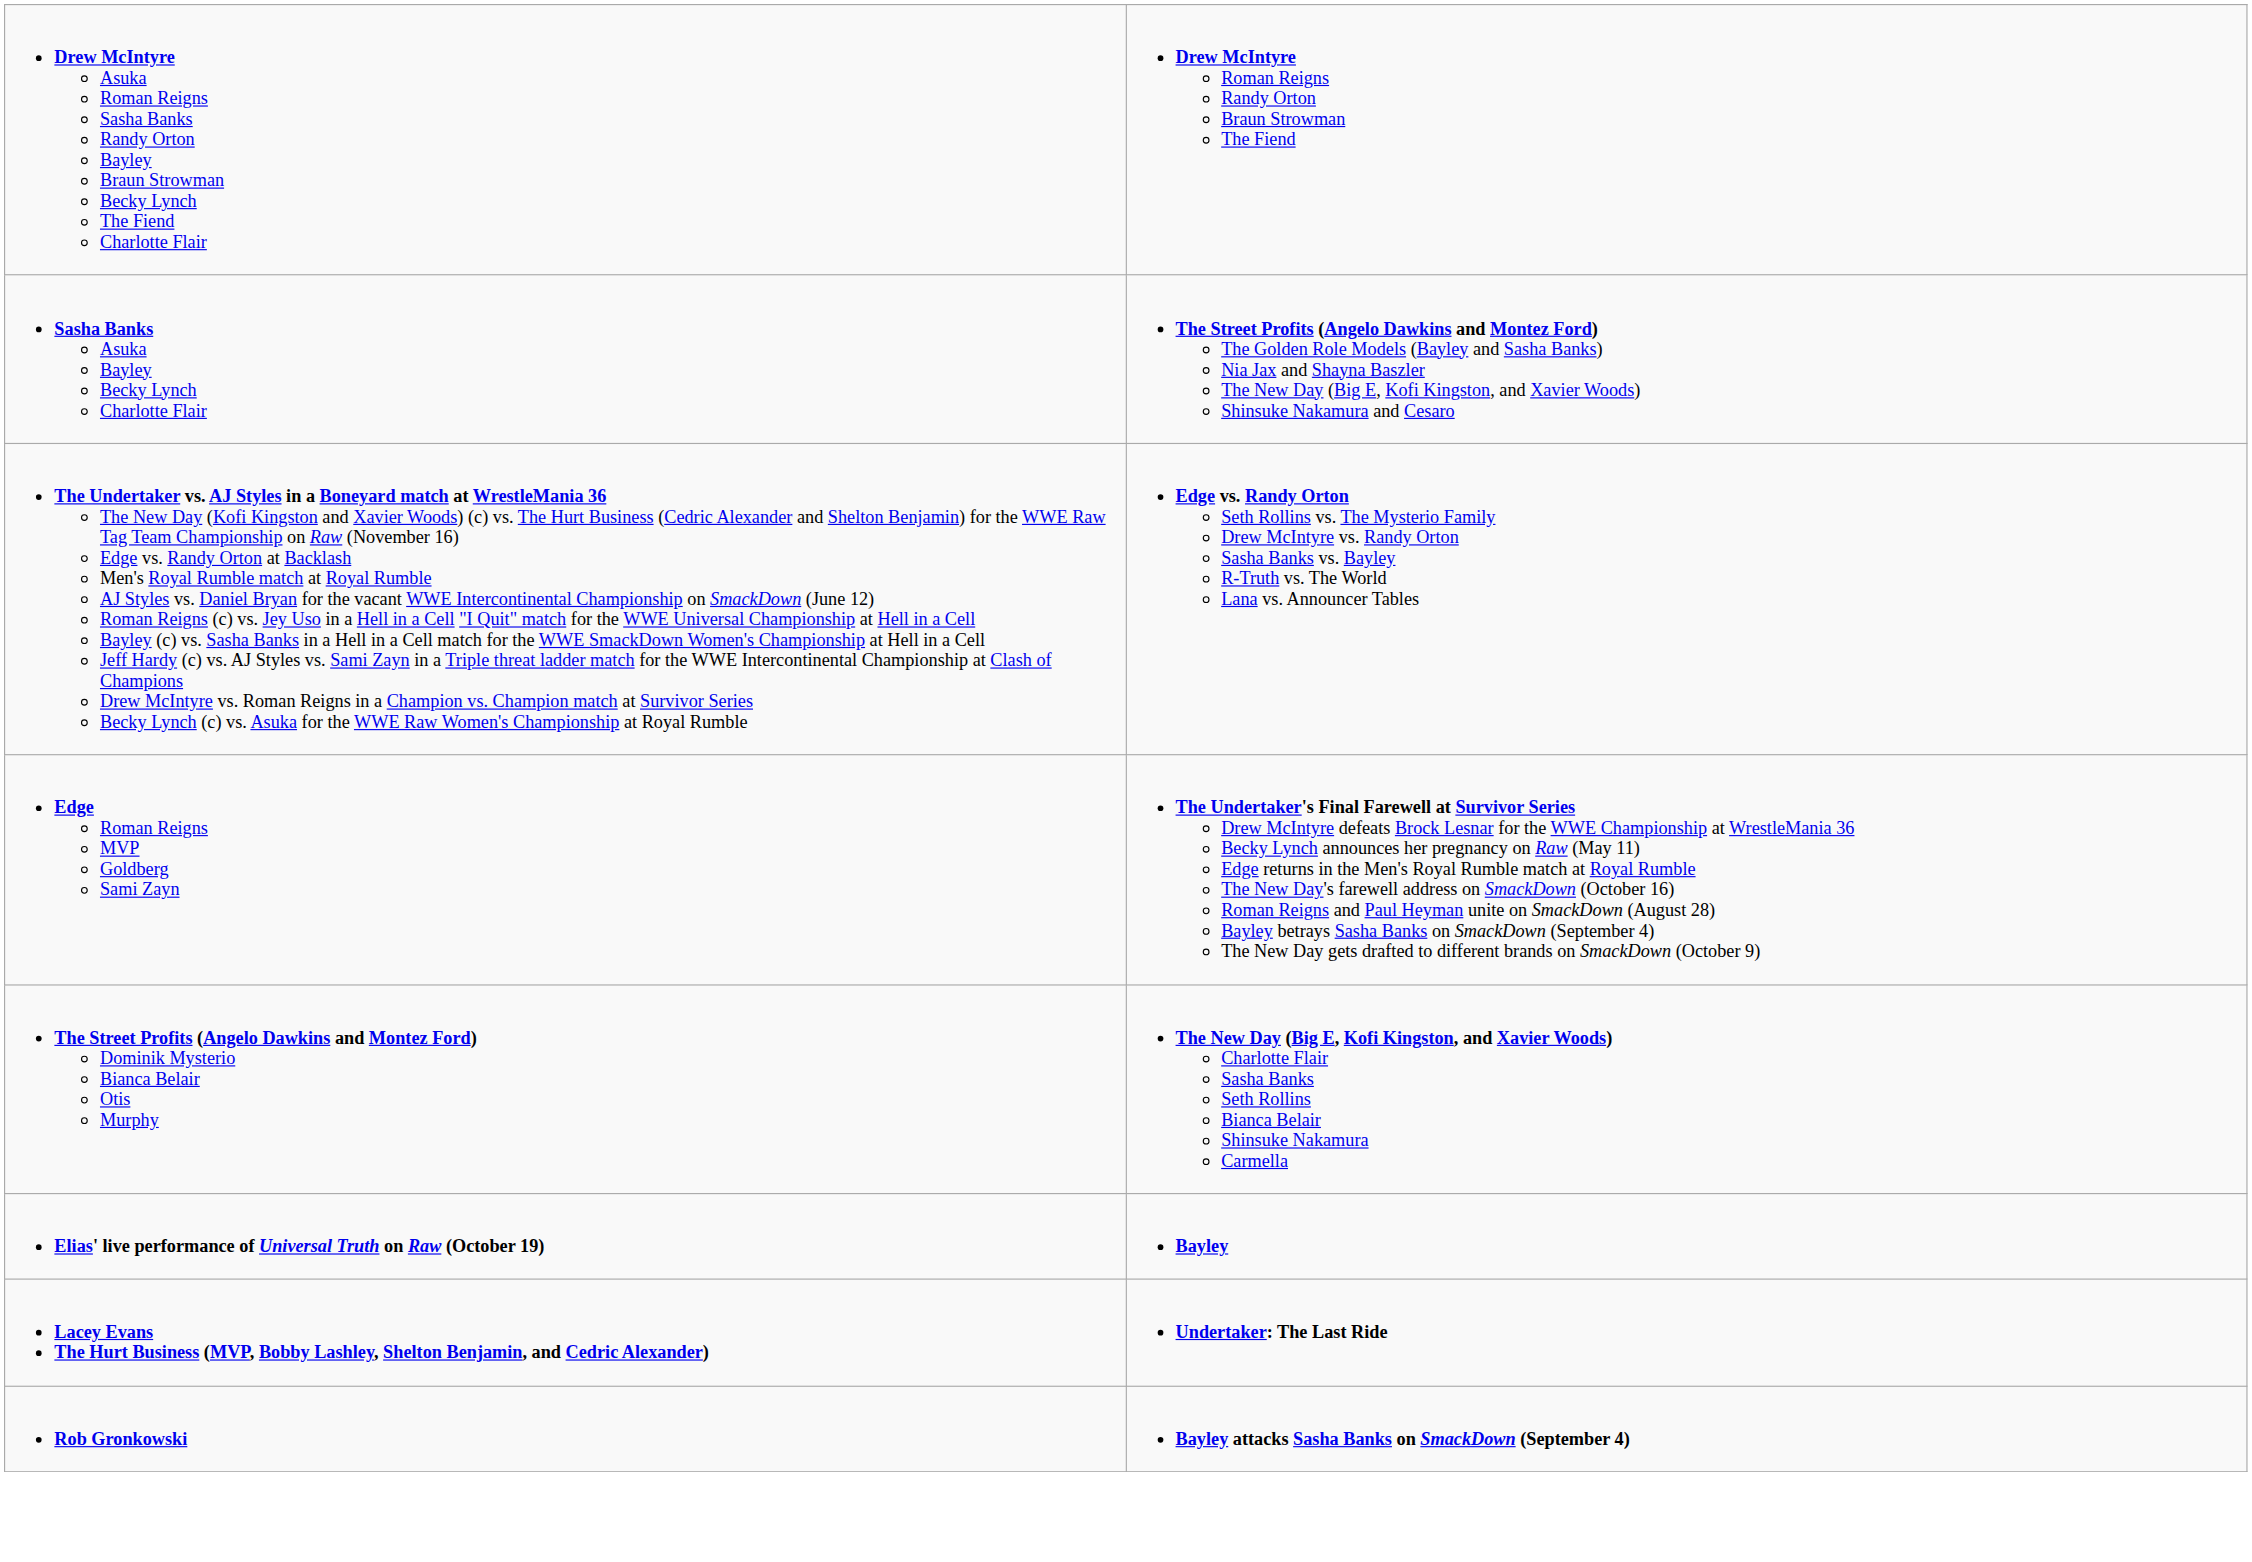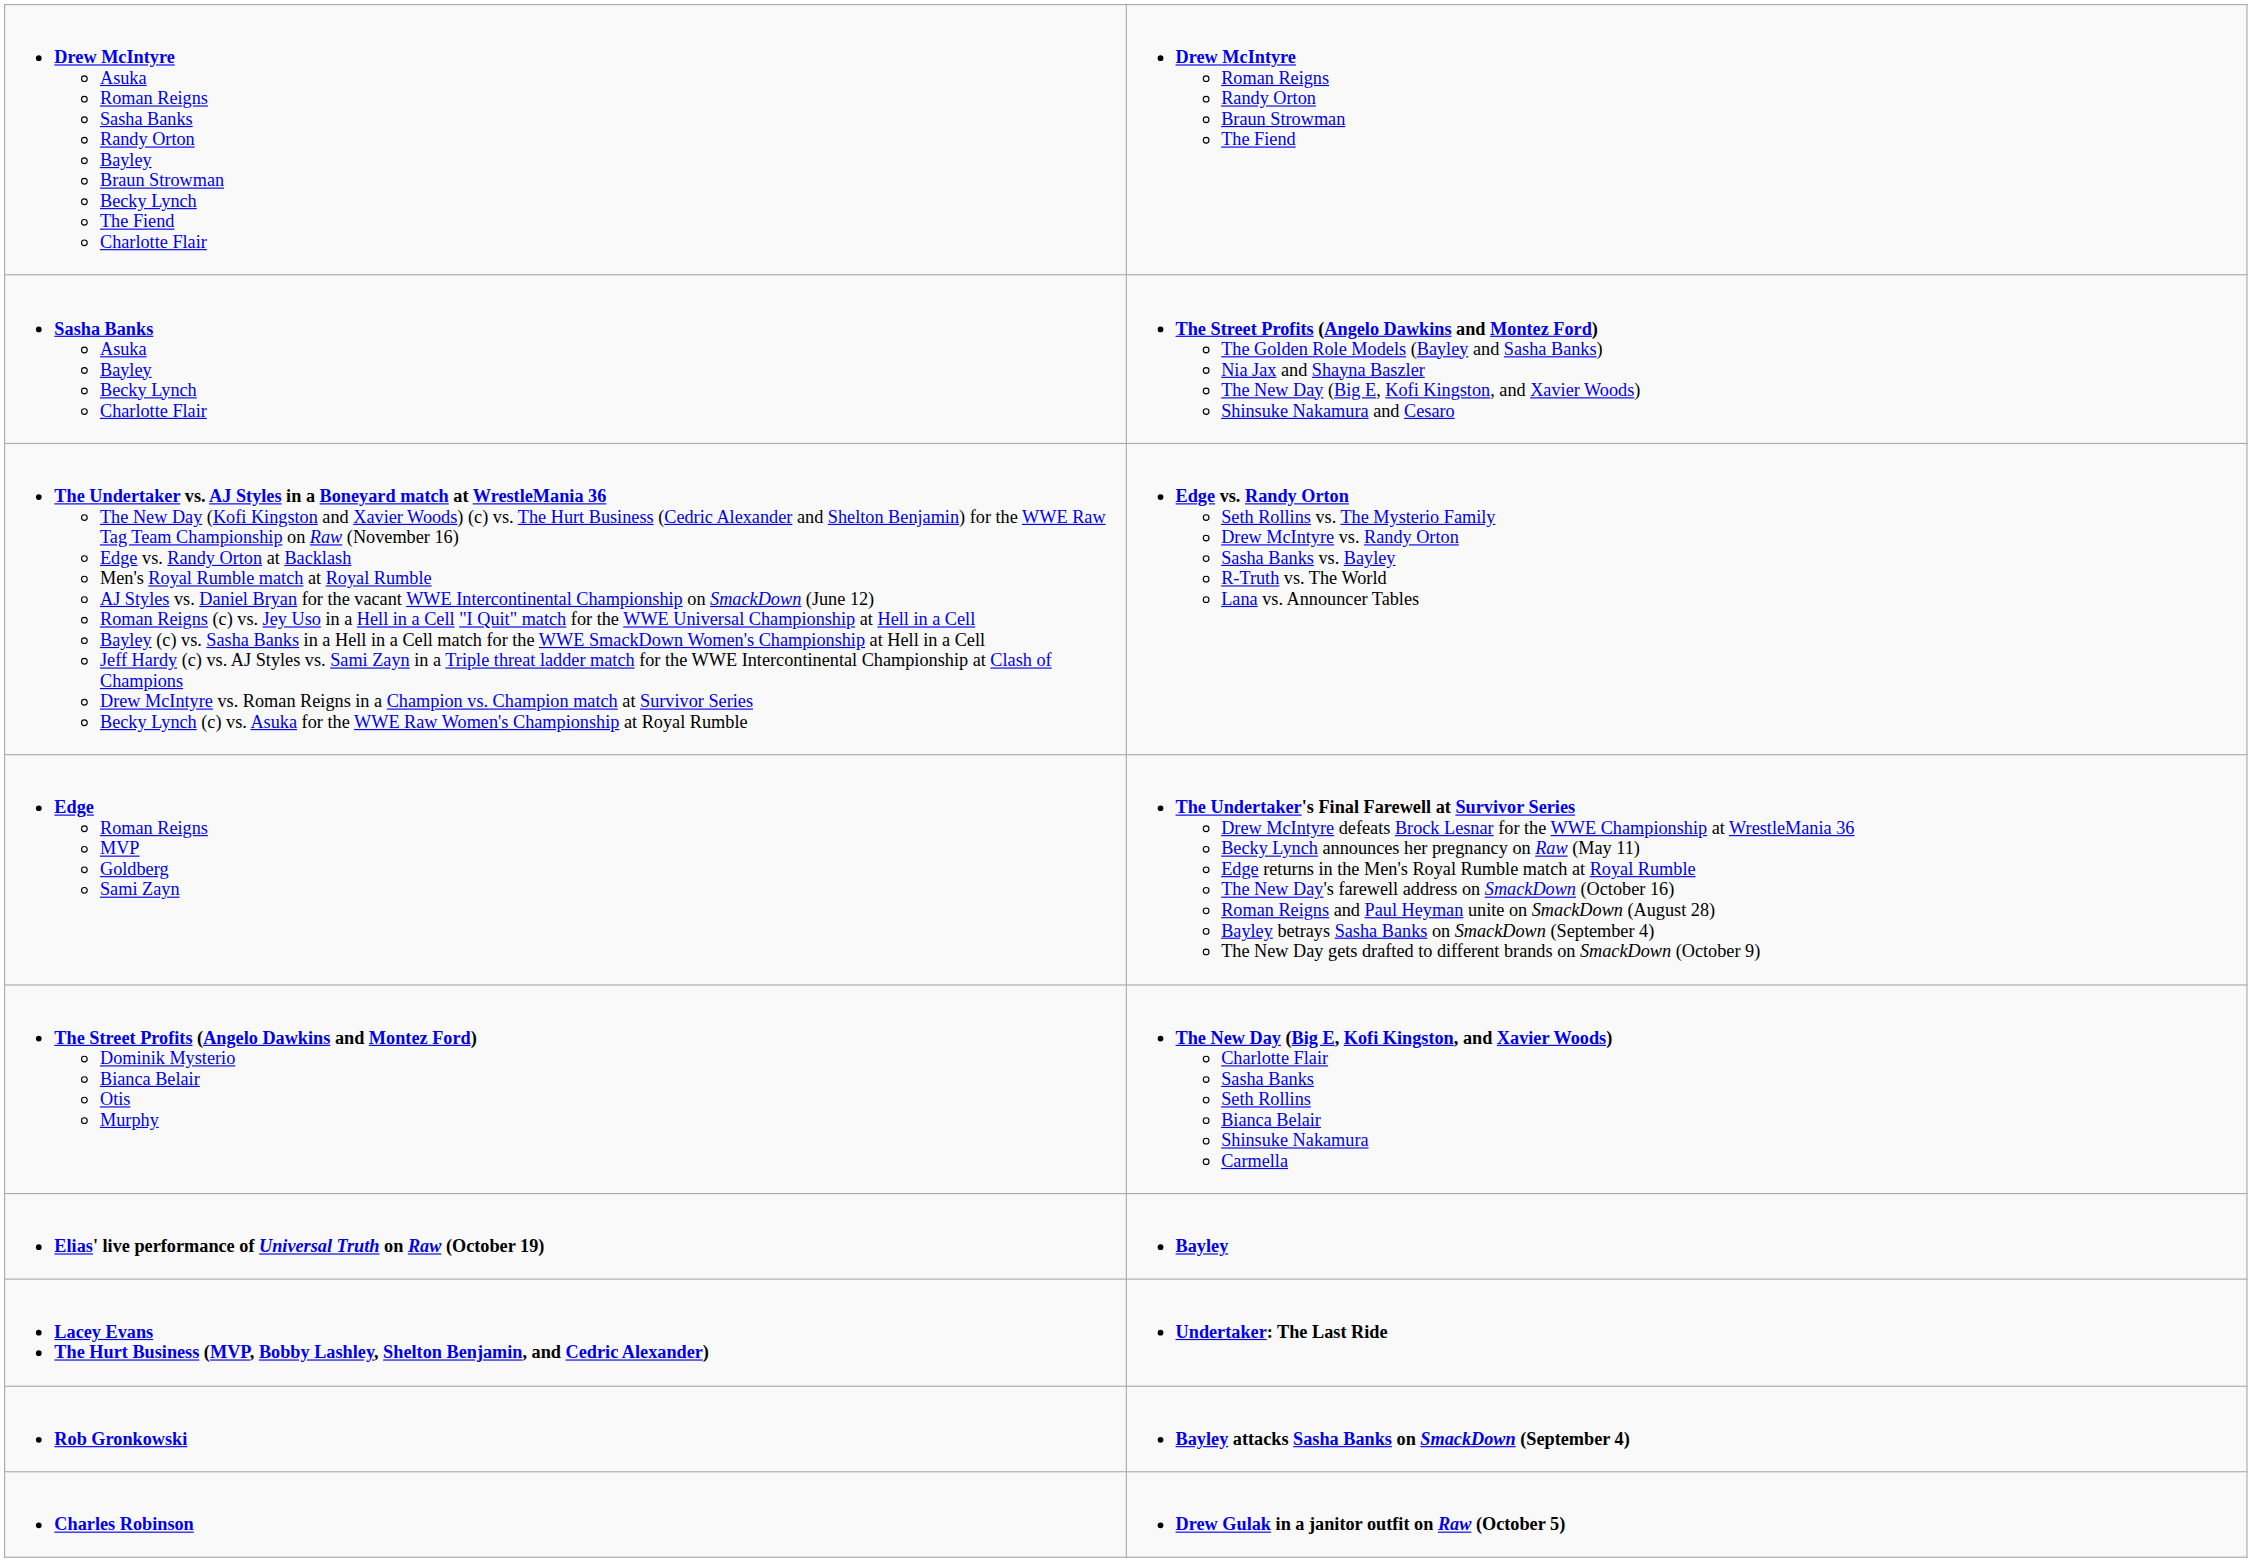+ row: (565, 1525)
